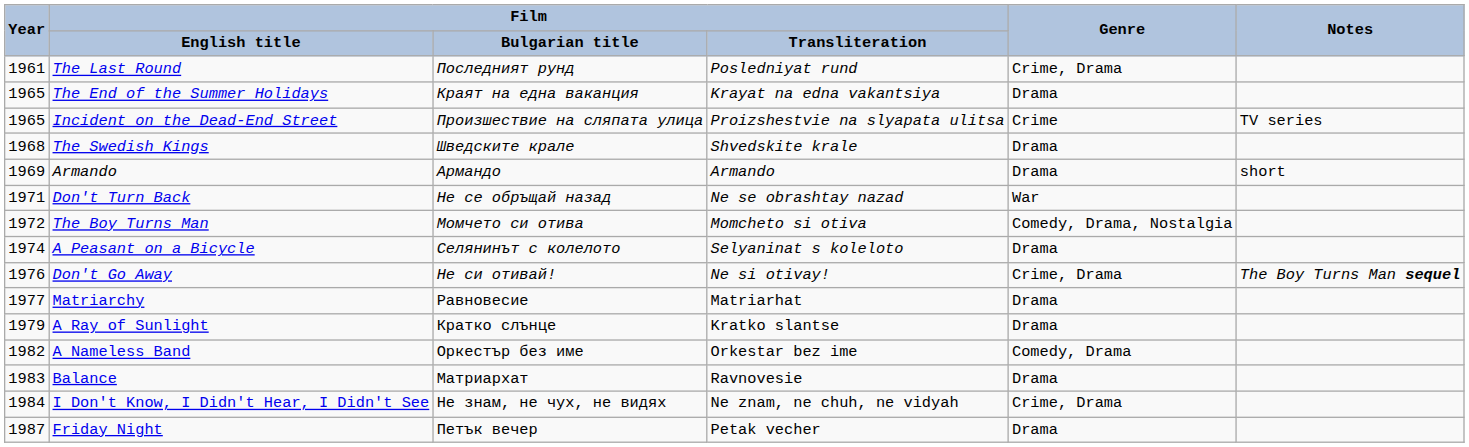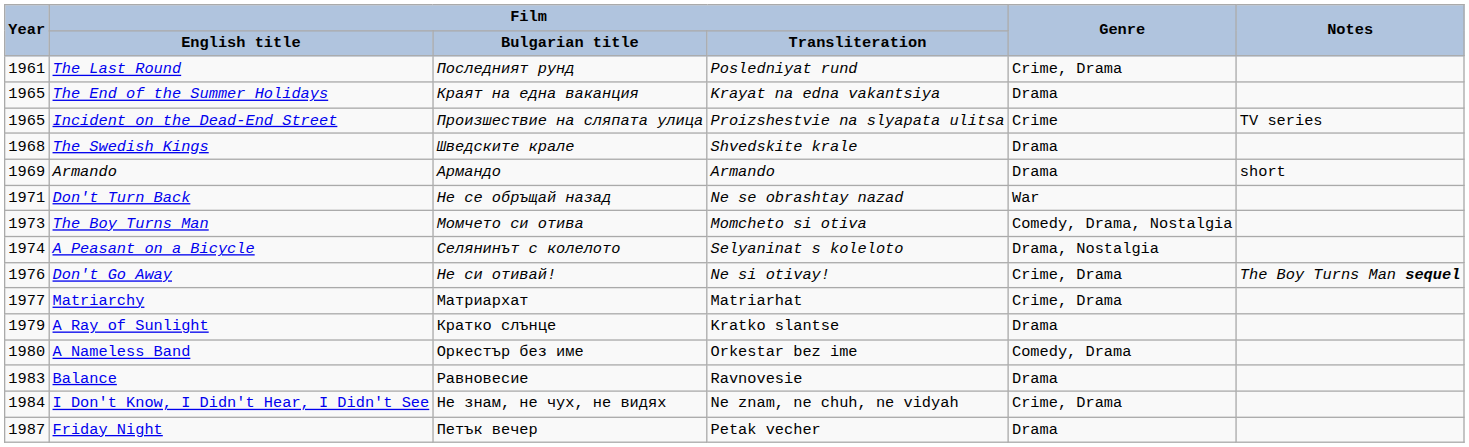(27, 223) 1972 -> (27, 223) 1973
(1035, 249) Drama -> (1085, 249) Drama, Nostalgia
(483, 300) Равновесие -> (483, 300) Матриархат
(1035, 300) Drama -> (1067, 300) Crime, Drama
(27, 352) 1982 -> (27, 352) 1980
(483, 378) Матриархат -> (483, 378) Равновесие
